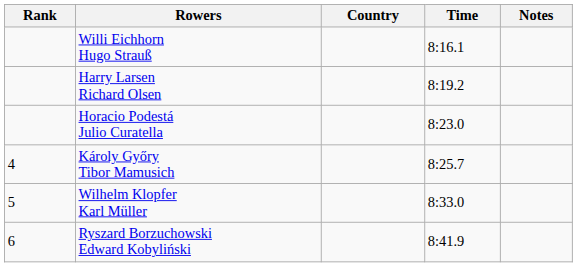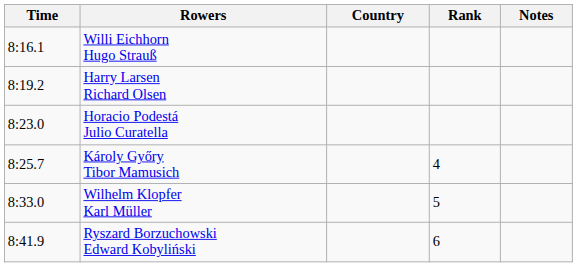columns swapped: (40, 15) <-> (462, 15)
